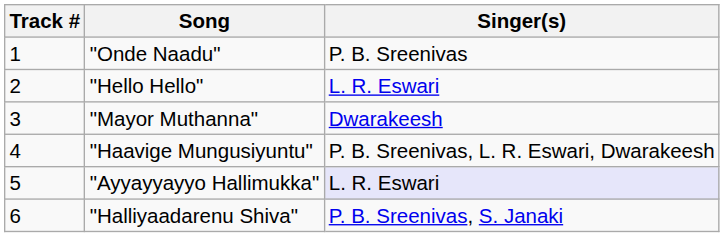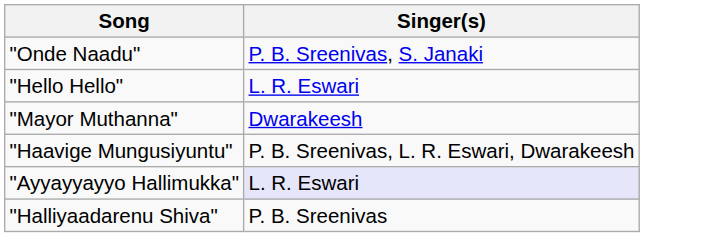- column: (45, 21)
(398, 54) P. B. Sreenivas -> (366, 54) P. B. Sreenivas, S. Janaki
(446, 216) P. B. Sreenivas, S. Janaki -> (318, 216) P. B. Sreenivas
